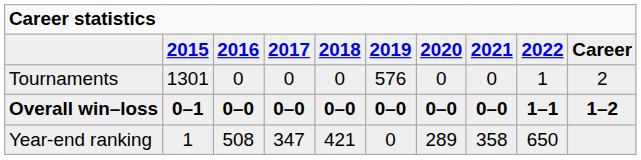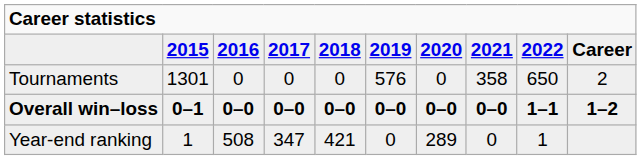(492, 79) 0 -> (492, 79) 358
(543, 79) 1 -> (543, 79) 650
(492, 139) 358 -> (492, 139) 0
(543, 139) 650 -> (543, 139) 1
